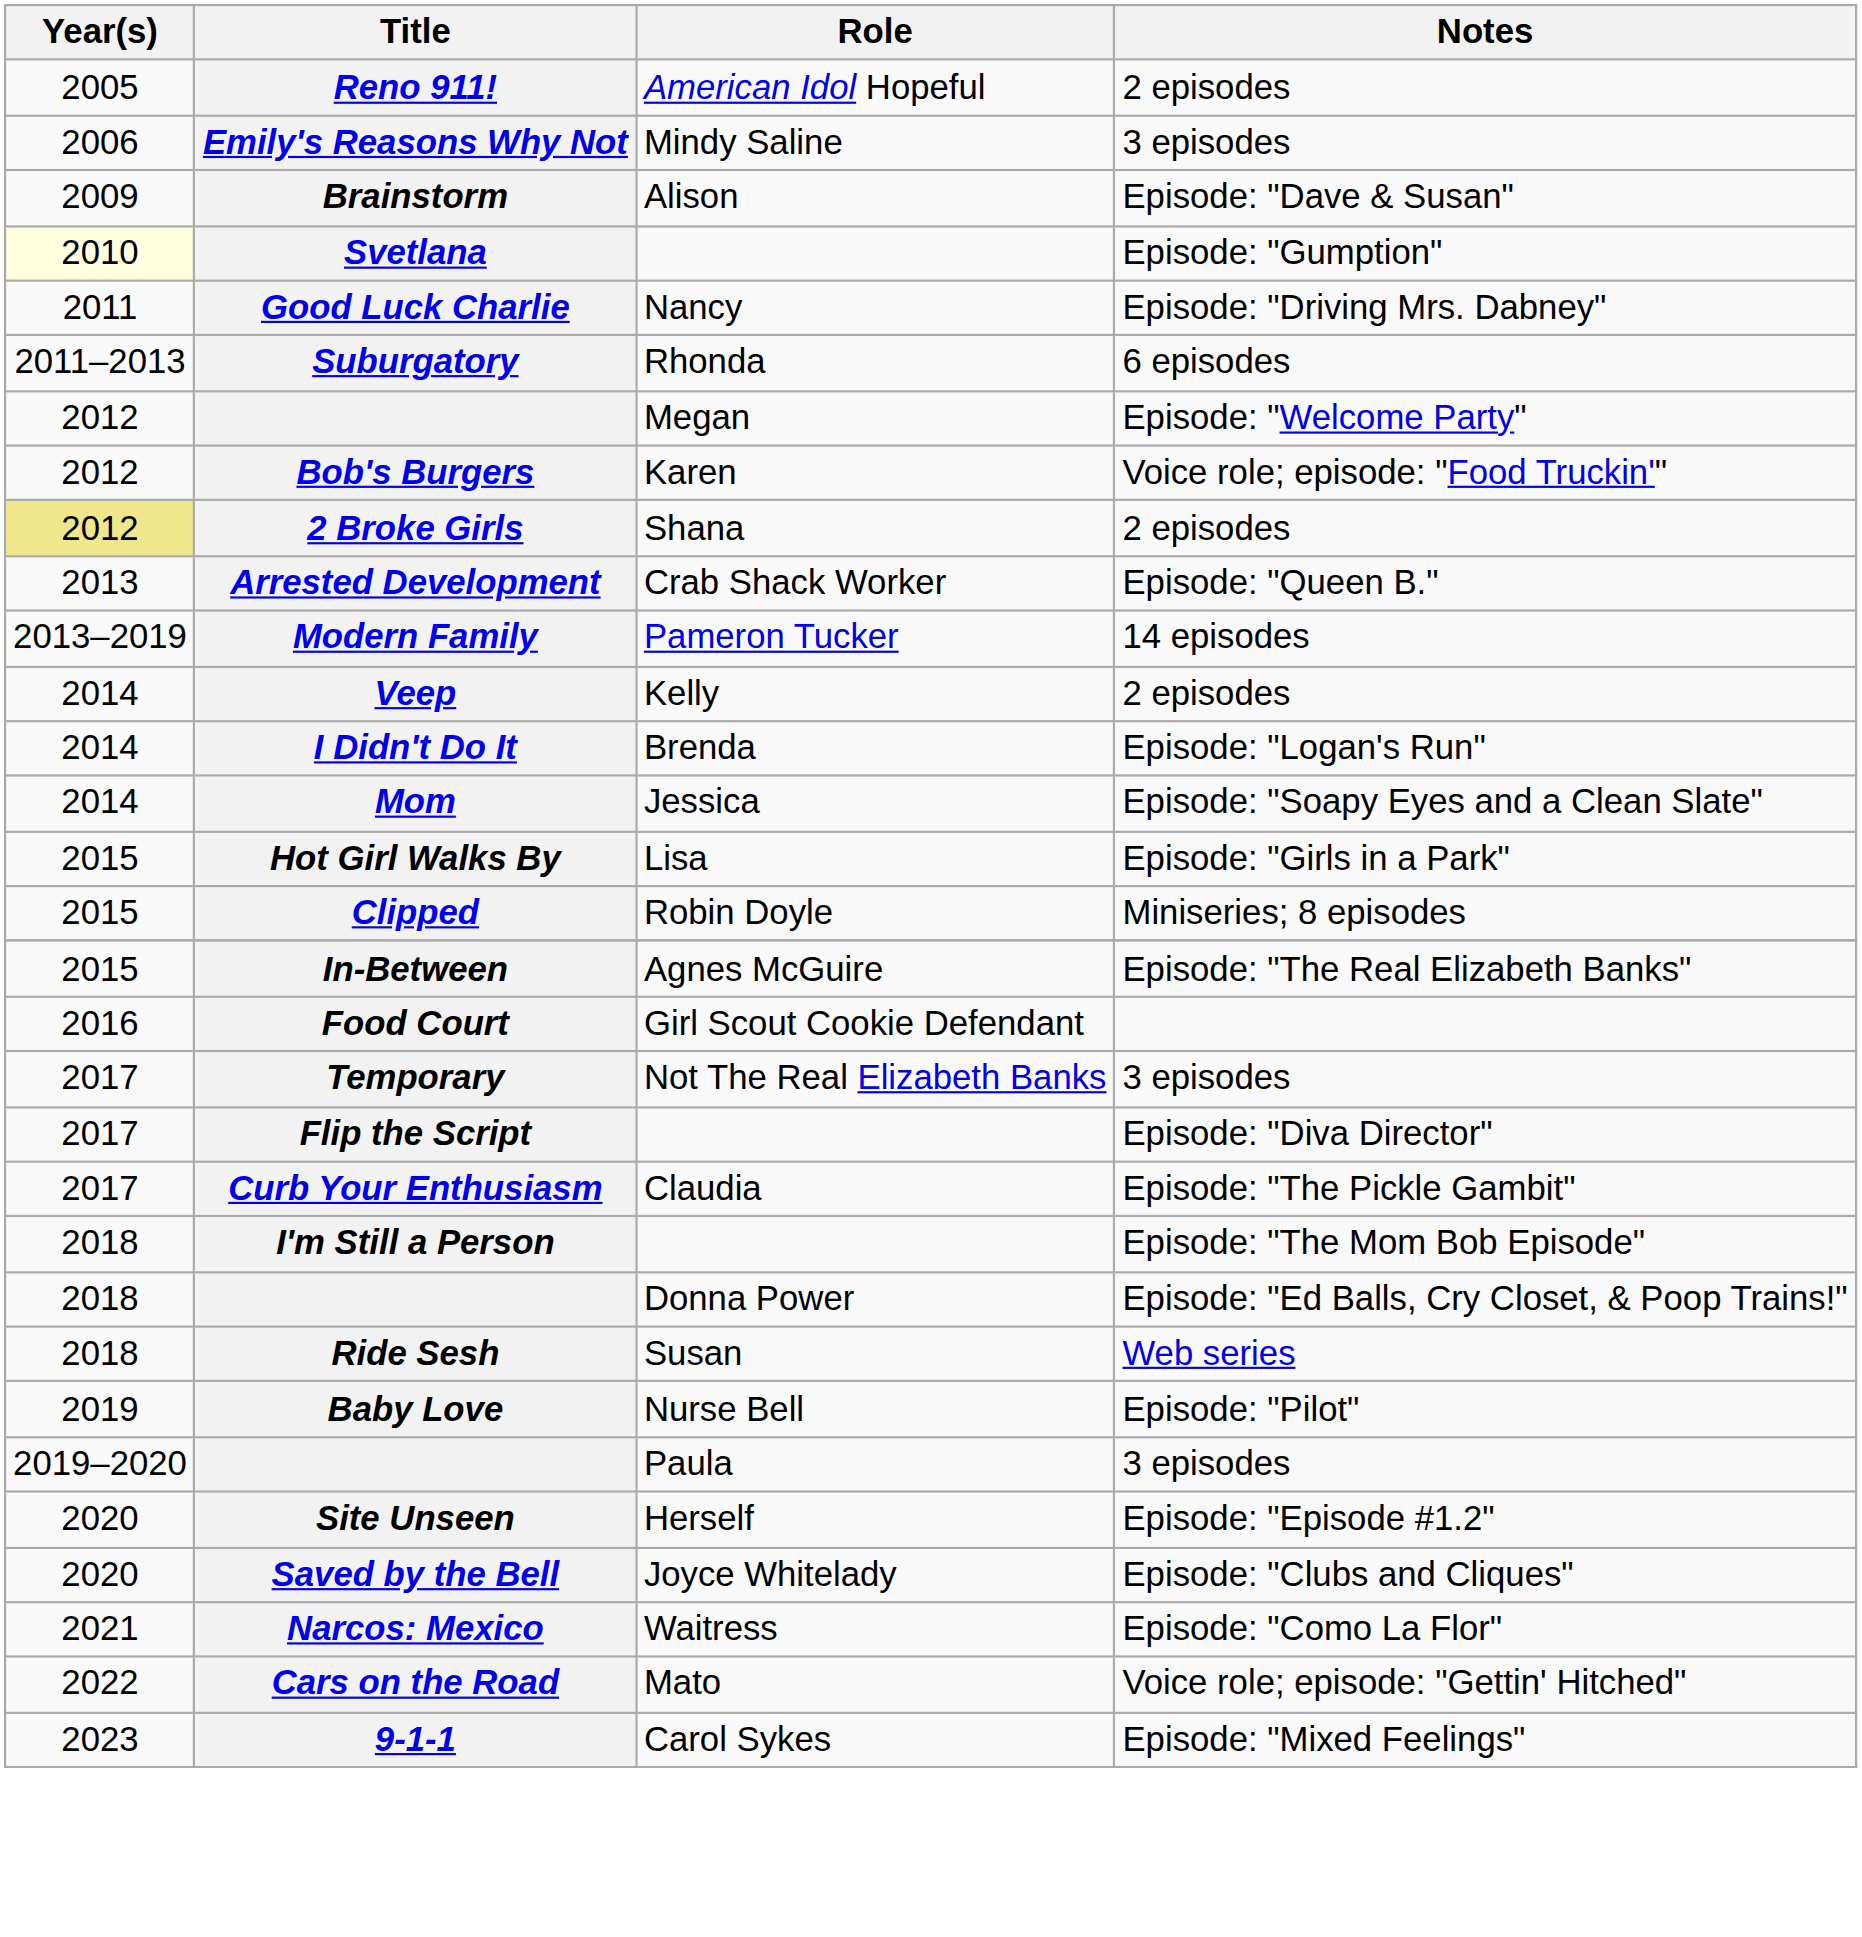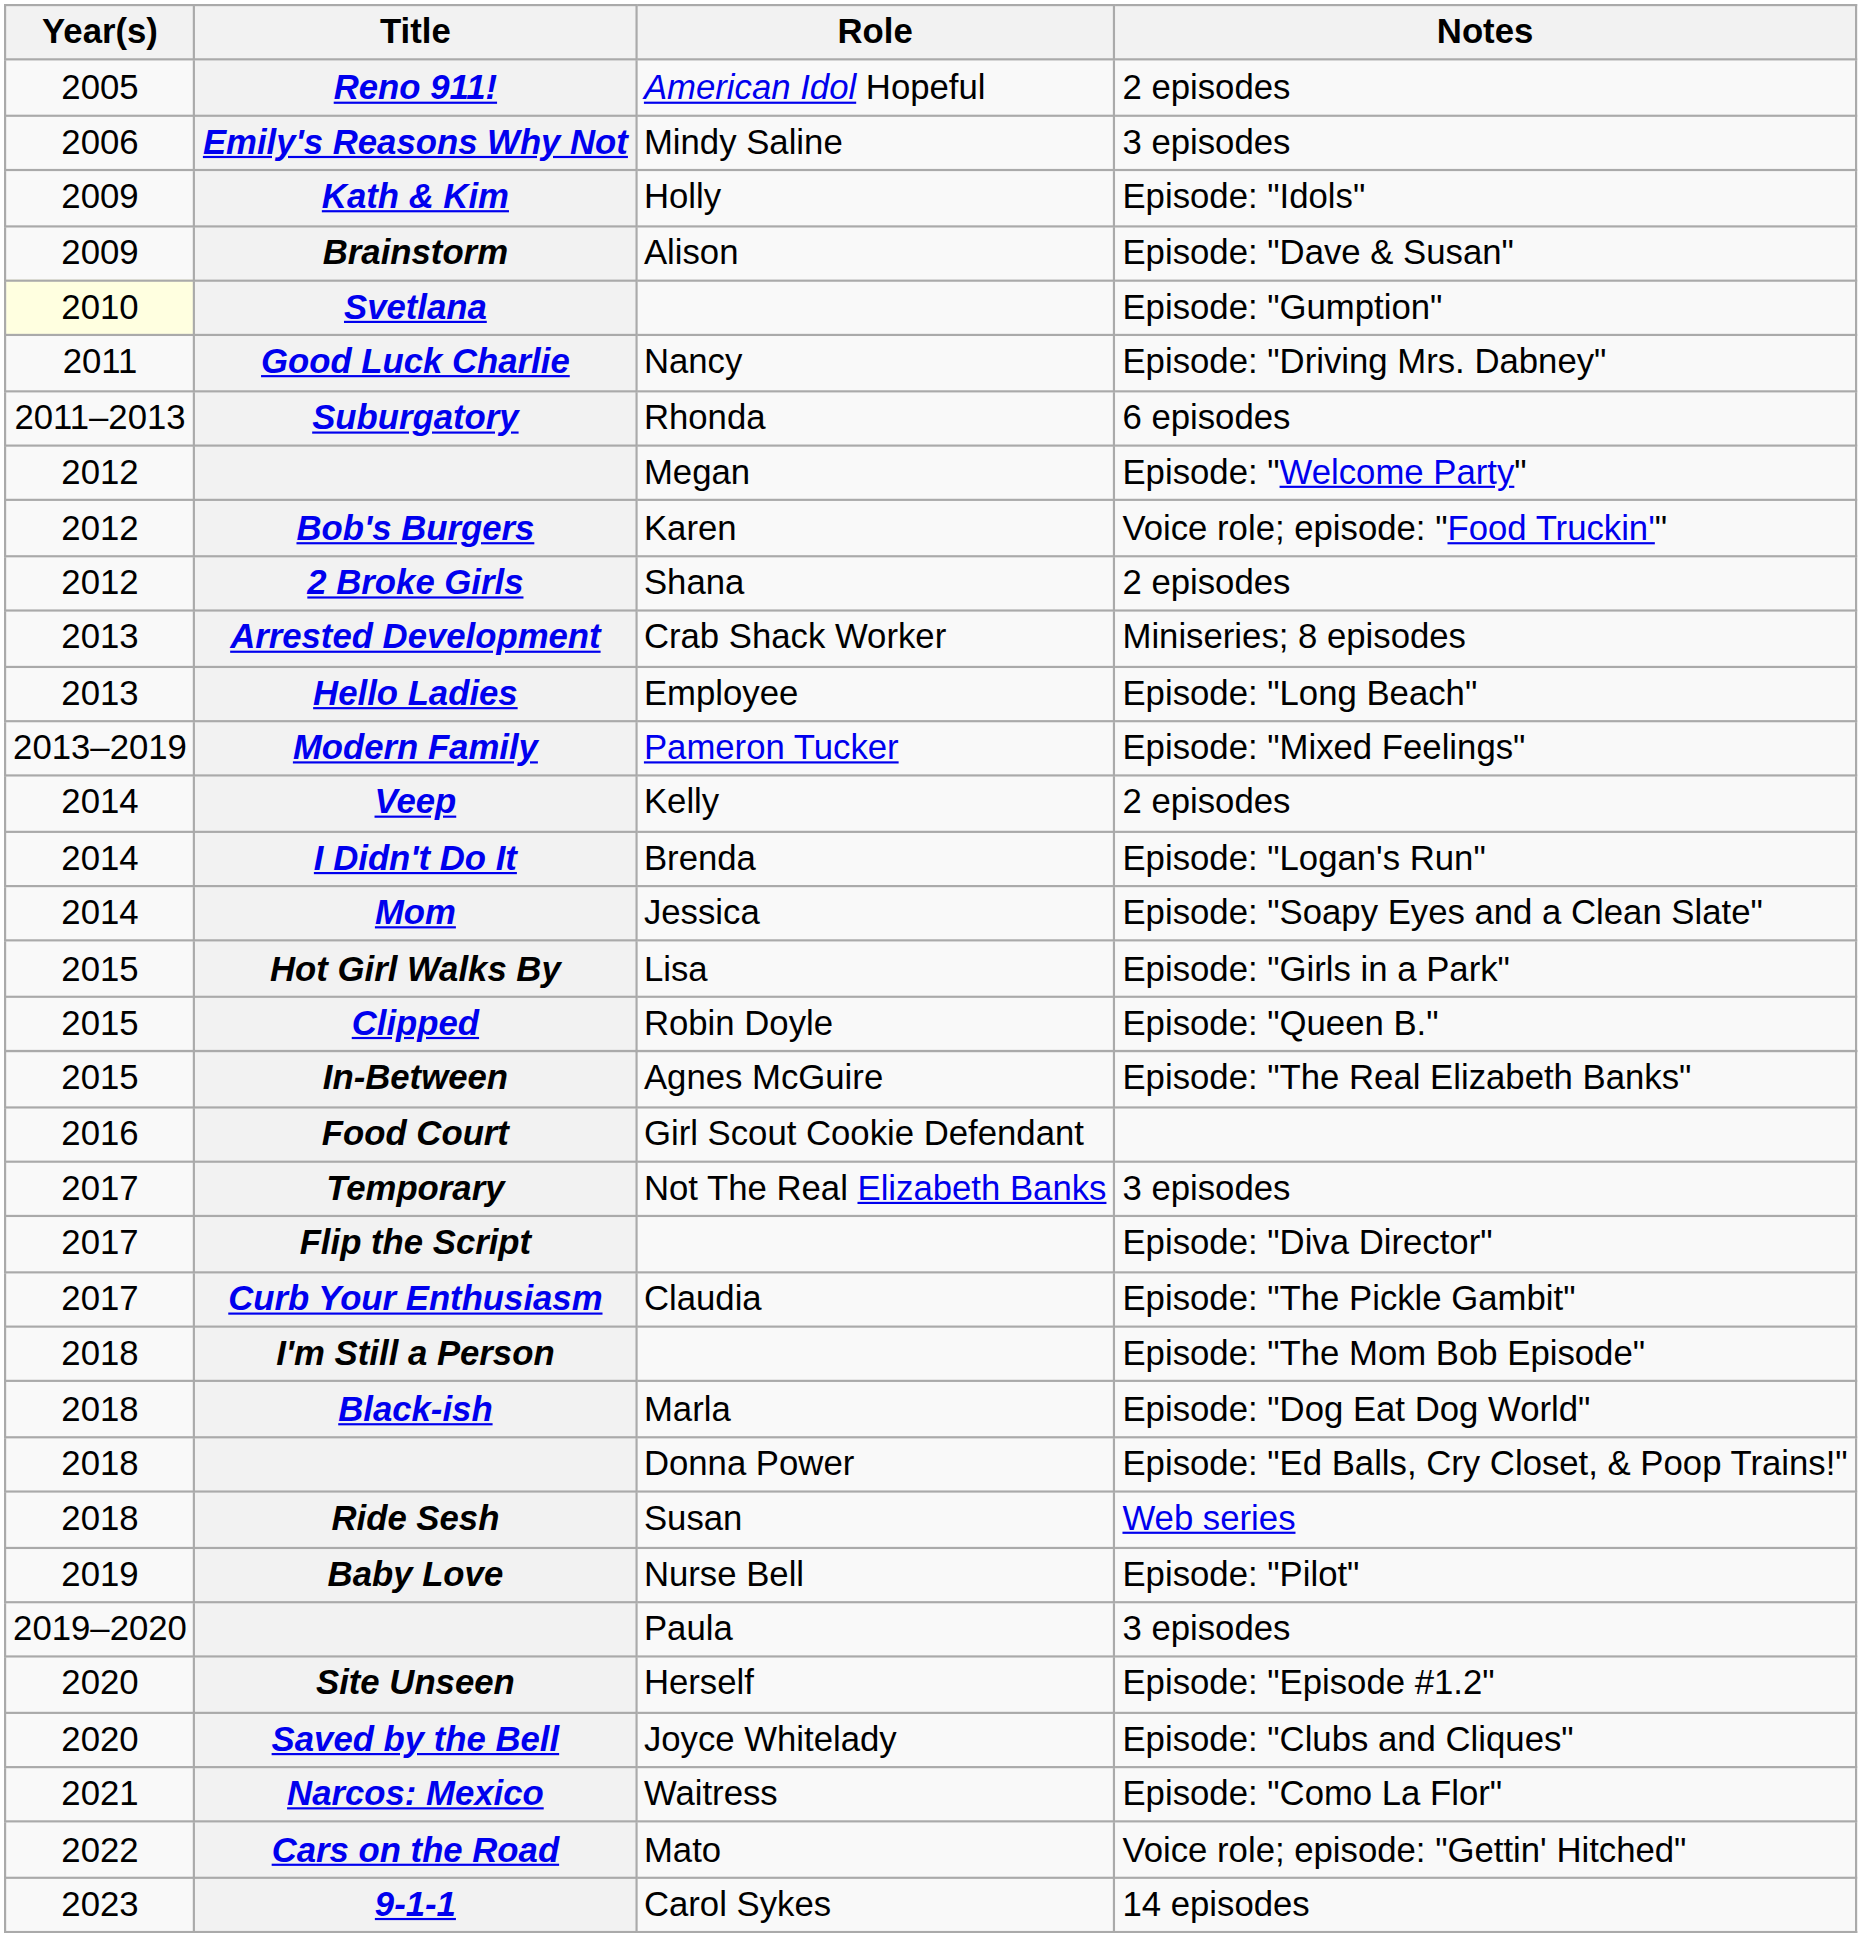+ row: (415, 197)
(100, 527) khaki background -> (100, 582) no background
(1281, 582) Episode: "Queen B." -> (1294, 637) Miniseries; 8 episodes
+ row: (415, 692)
(1216, 637) 14 episodes -> (1324, 747) Episode: "Mixed Feelings"
(1294, 913) Miniseries; 8 episodes -> (1281, 1023) Episode: "Queen B."
+ row: (415, 1408)
(1324, 1739) Episode: "Mixed Feelings" -> (1216, 1904) 14 episodes
